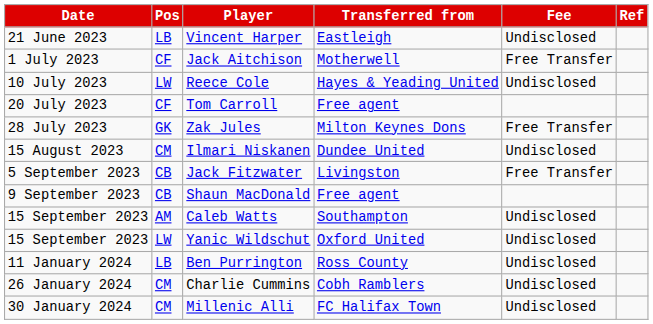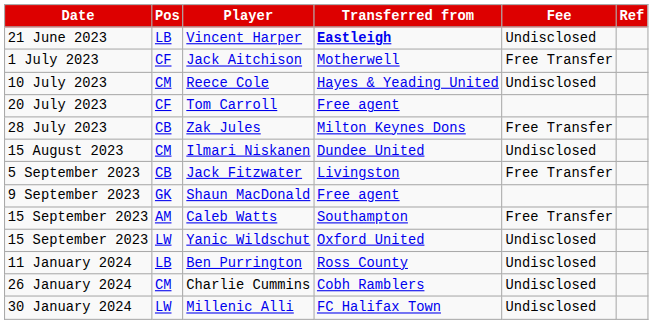(354, 38) normal -> (354, 38) bold
(163, 83) LW -> (163, 83) CM
(163, 128) GK -> (163, 128) CB
(163, 195) CB -> (163, 195) GK
(551, 218) Undisclosed -> (559, 218) Free Transfer
(163, 308) CM -> (163, 308) LW
